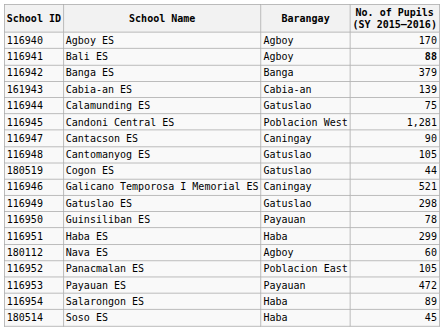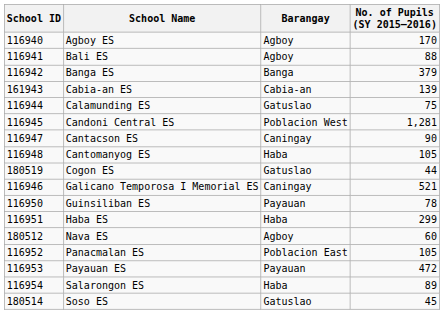(431, 57) bold -> (431, 57) normal
(288, 155) Gatuslao -> (275, 155) Haba
- row: (99, 204)
(25, 252) 180112 -> (25, 236) 180512
(275, 318) Haba -> (288, 301) Gatuslao
